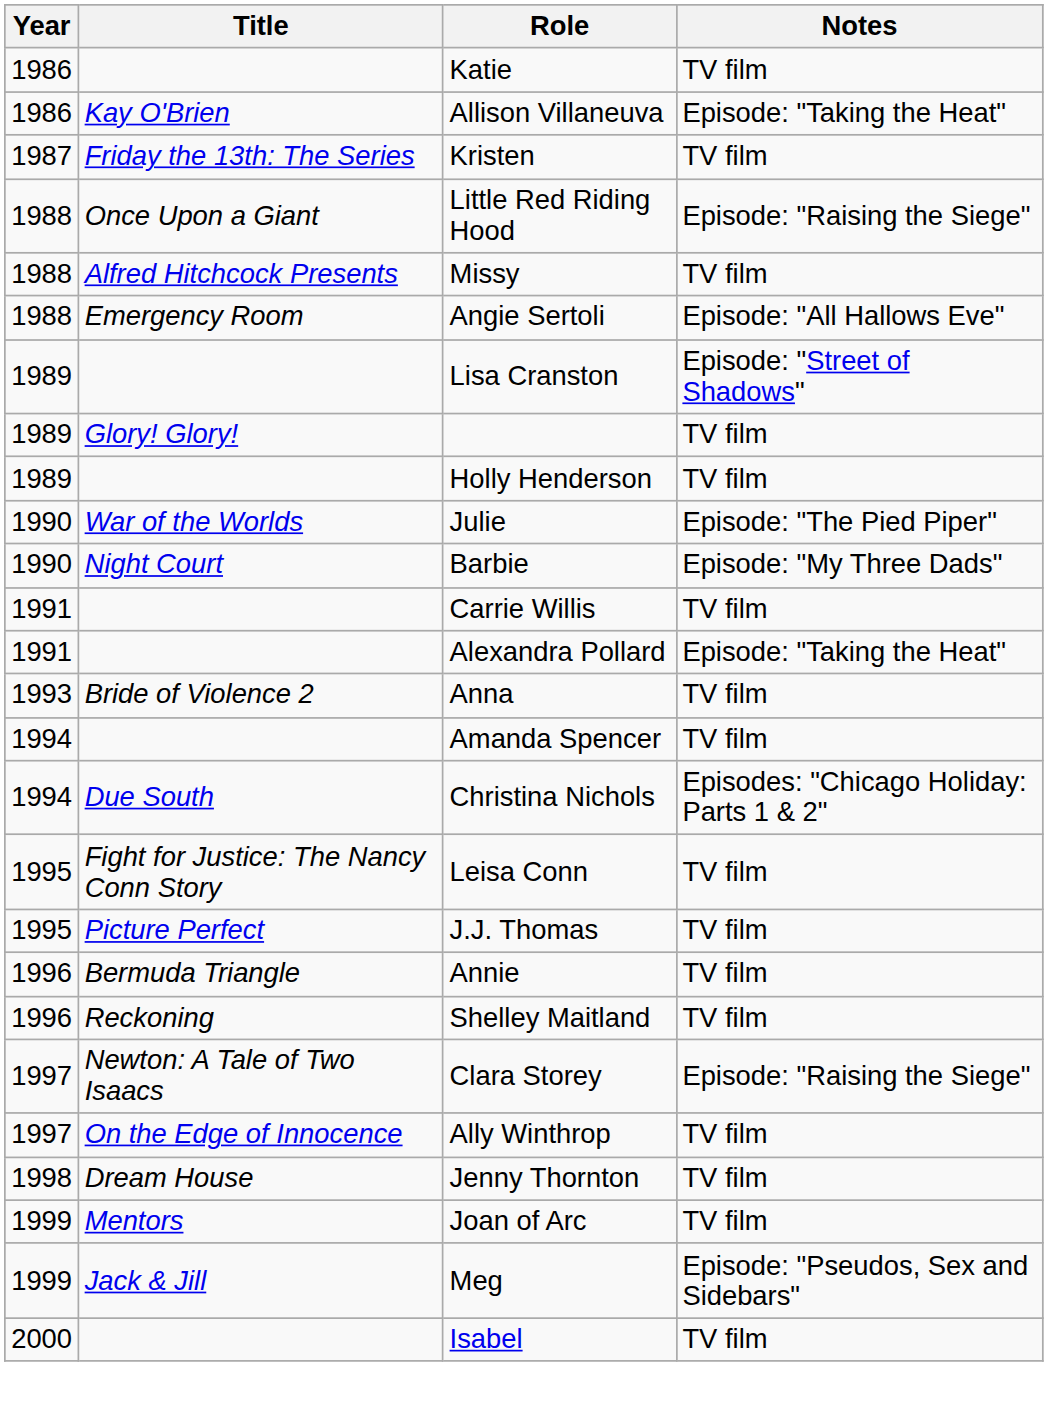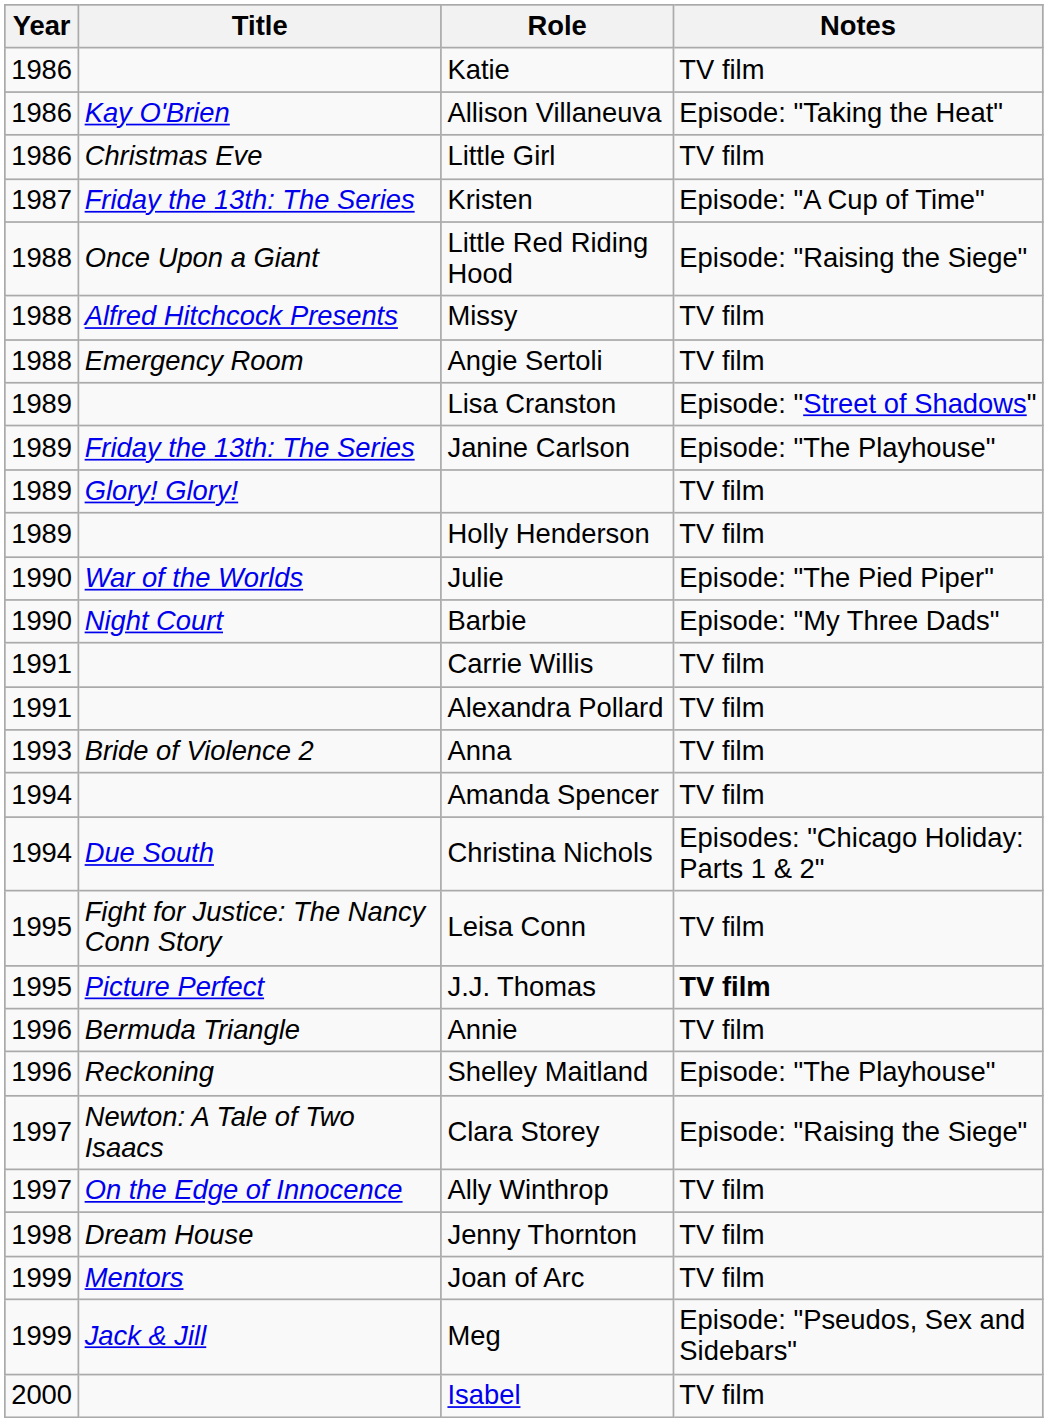+ row: (501, 156)
(725, 156) TV film -> (832, 199) Episode: "A Cup of Time"
(843, 317) Episode: "All Hallows Eve" -> (722, 360) TV film
+ row: (539, 447)
(844, 651) Episode: "Taking the Heat" -> (722, 707) TV film
(725, 930) normal -> (725, 986) bold
(725, 1017) TV film -> (837, 1073) Episode: "The Playhouse"
